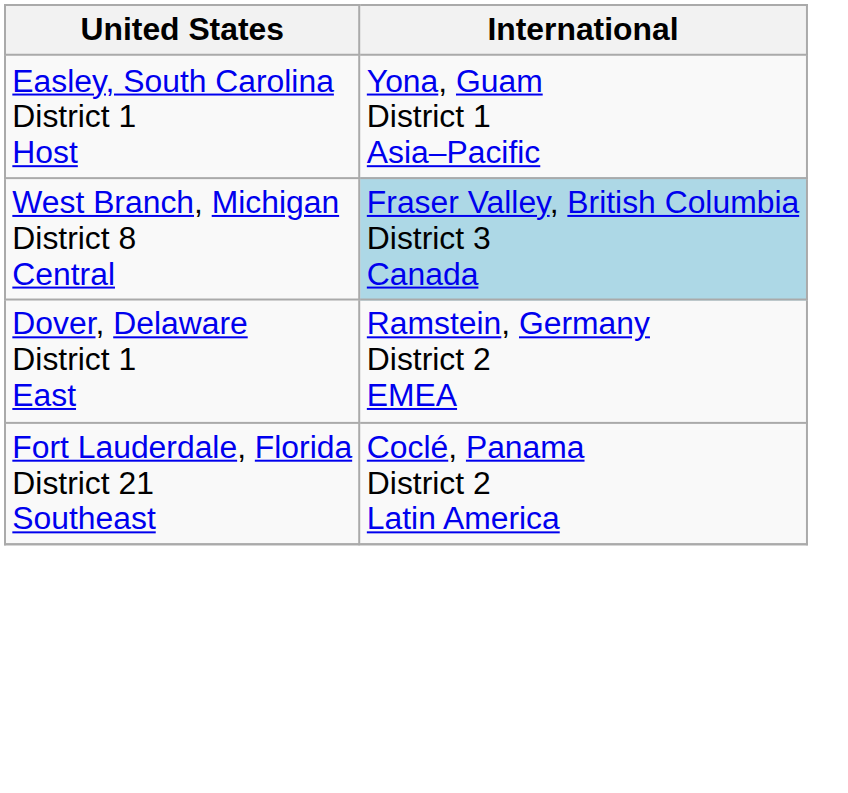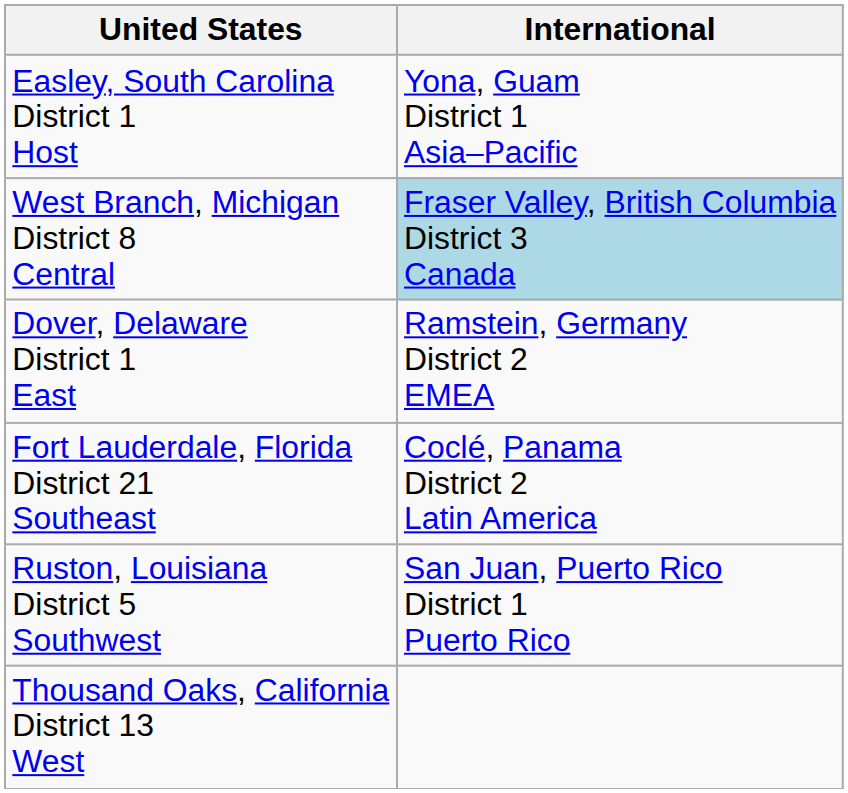+ row: (140, 604)
+ row: (201, 726)
